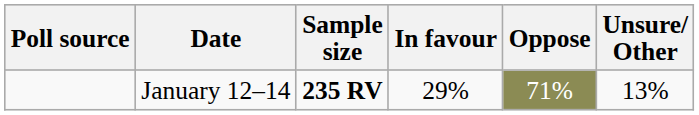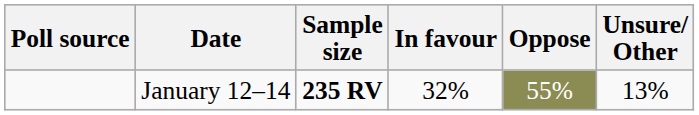(446, 90) 29% -> (446, 90) 32%
(550, 90) 71% -> (550, 90) 55%
